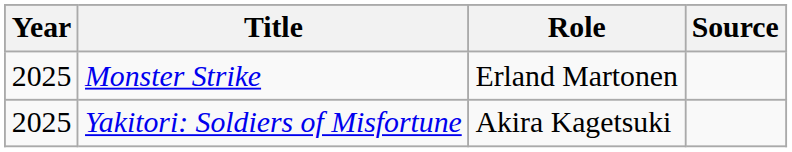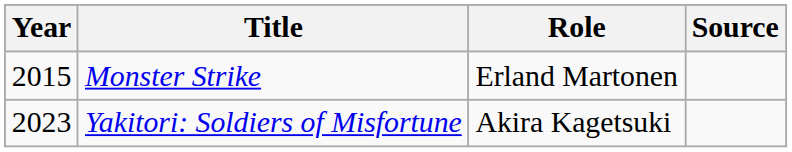(42, 75) 2025 -> (42, 75) 2015
(42, 122) 2025 -> (42, 122) 2023
